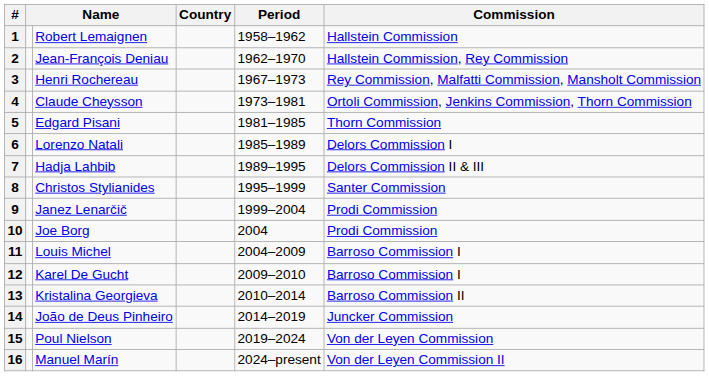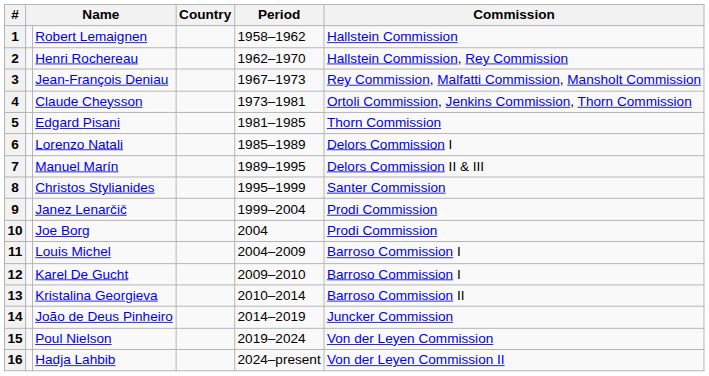(102, 58) Jean-François Deniau -> (87, 58) Henri Rochereau
(87, 79) Henri Rochereau -> (102, 79) Jean-François Deniau
(75, 166) Hadja Lahbib -> (77, 166) Manuel Marín
(77, 360) Manuel Marín -> (75, 360) Hadja Lahbib
